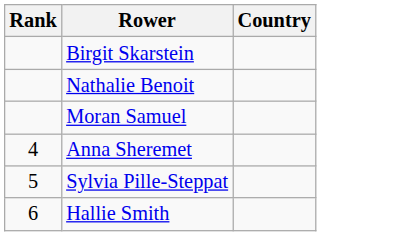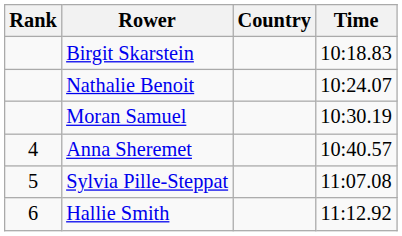+ column: (356, 20)
